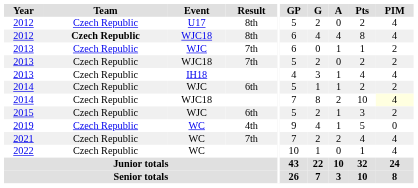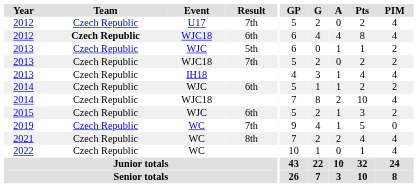(251, 23) 8th -> (251, 23) 7th
(251, 36) 8th -> (251, 36) 6th
(251, 48) 7th -> (251, 48) 5th
(395, 100) lightyellow background -> (395, 100) no background
(251, 125) 4th -> (251, 125) 7th
(251, 138) 7th -> (251, 138) 8th
